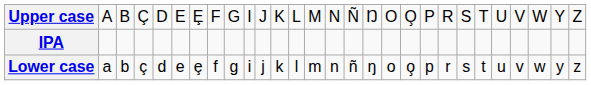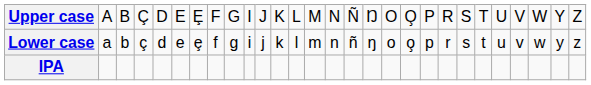rows swapped: (51, 67) <-> (51, 42)
